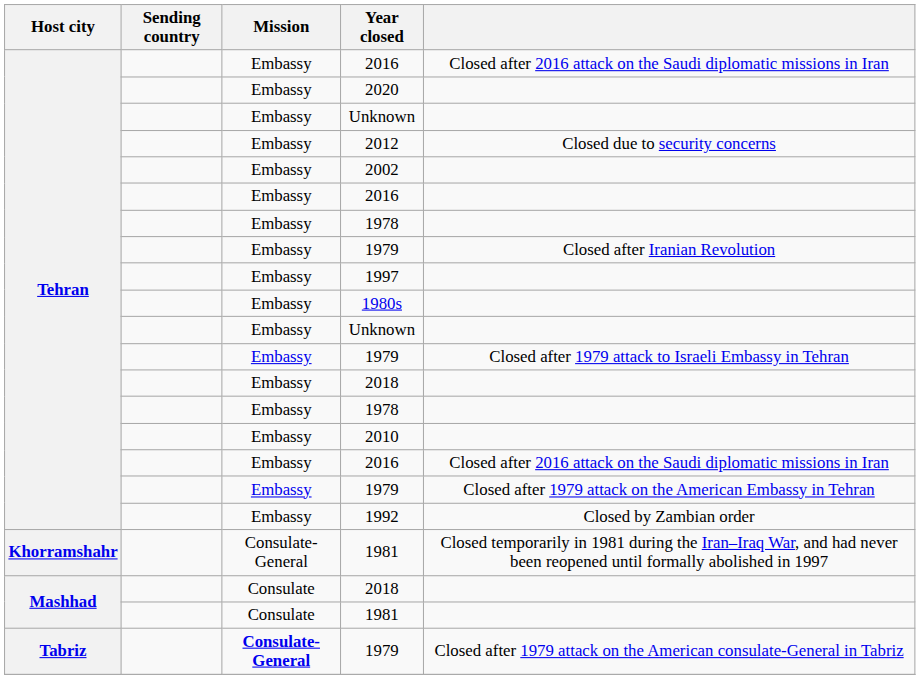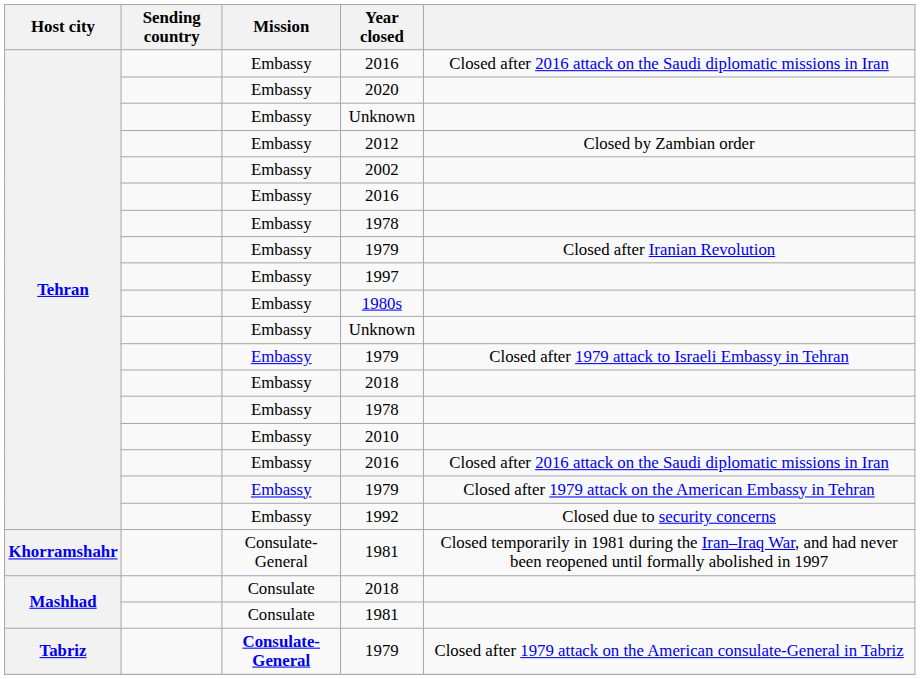(669, 143) Closed due to security concerns -> (669, 143) Closed by Zambian order
(669, 516) Closed by Zambian order -> (669, 516) Closed due to security concerns
